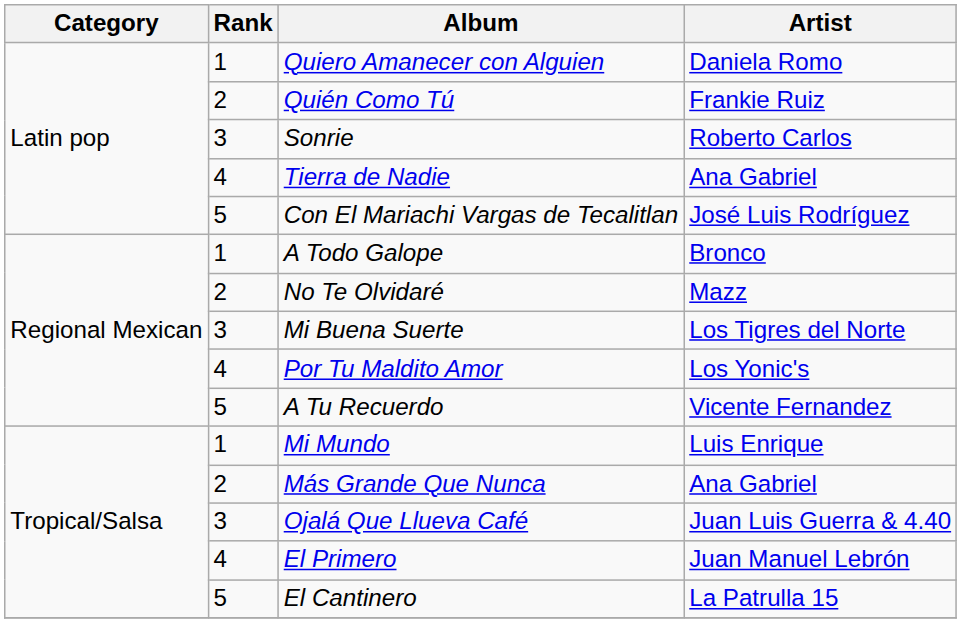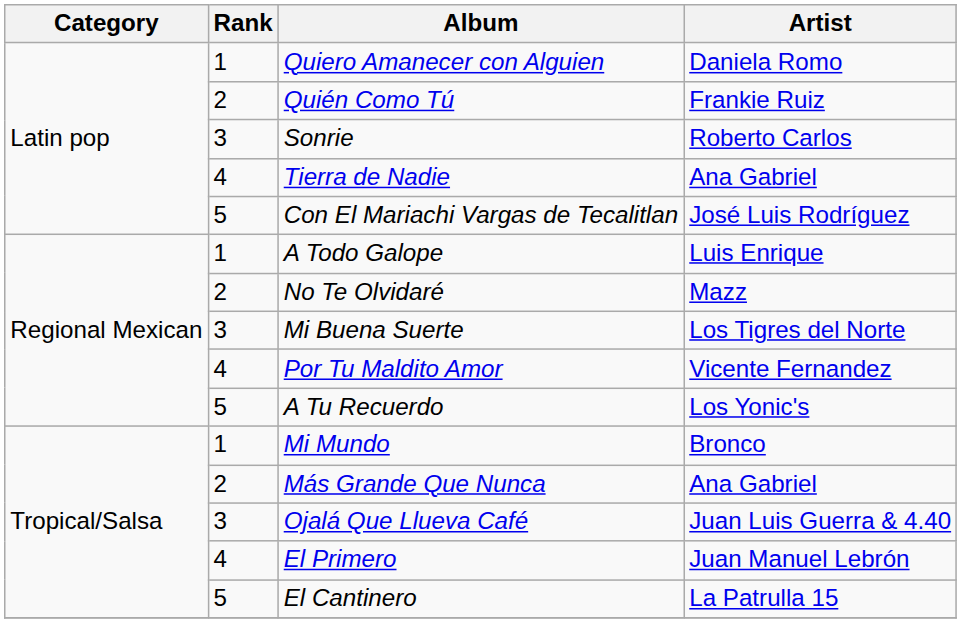(728, 253) Bronco -> (756, 253) Luis Enrique
(749, 368) Los Yonic's -> (790, 368) Vicente Fernandez
(790, 406) Vicente Fernandez -> (749, 406) Los Yonic's
(756, 445) Luis Enrique -> (728, 445) Bronco
